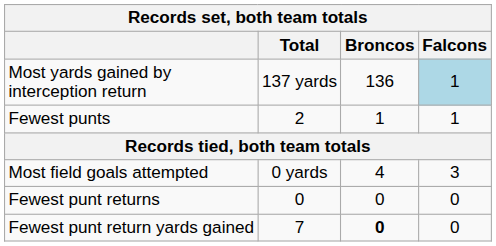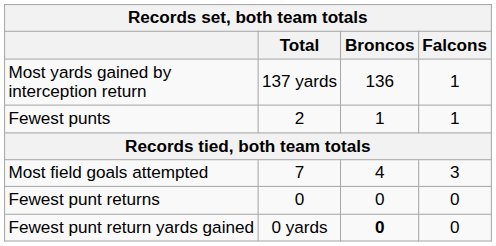(455, 82) lightblue background -> (455, 82) no background
(299, 173) 0 yards -> (299, 173) 7
(299, 227) 7 -> (299, 227) 0 yards
